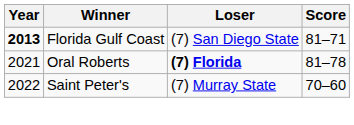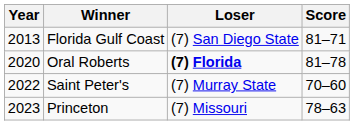(24, 39) bold -> (24, 39) normal
(24, 62) 2021 -> (24, 62) 2020
+ row: (78, 108)
